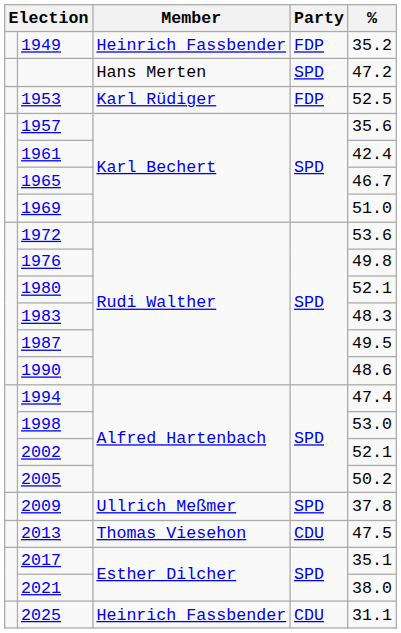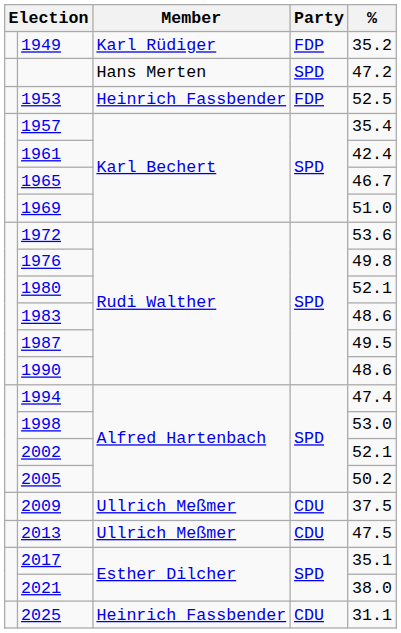(191, 45) Heinrich Fassbender -> (156, 45) Karl Rüdiger
(156, 100) Karl Rüdiger -> (191, 100) Heinrich Fassbender
(372, 127) 35.6 -> (372, 127) 35.4
(372, 317) 48.3 -> (372, 317) 48.6
(309, 506) SPD -> (309, 506) CDU
(372, 506) 37.8 -> (372, 506) 37.5
(171, 533) Thomas Viesehon -> (166, 533) Ullrich Meßmer
